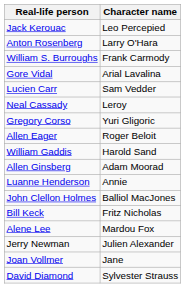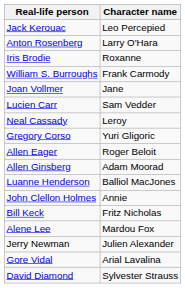+ row: (29, 58)
rows swapped: (35, 259) <-> (30, 74)
- row: (39, 151)
(115, 182) Annie -> (139, 182) Balliol MacJones
(139, 197) Balliol MacJones -> (115, 197) Annie
